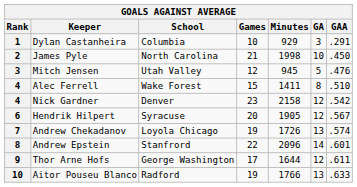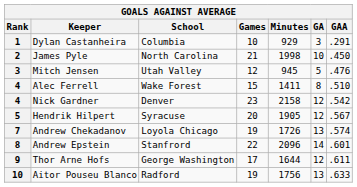(17, 116) 6 -> (17, 116) 5
(290, 175) 1766 -> (290, 175) 1756
